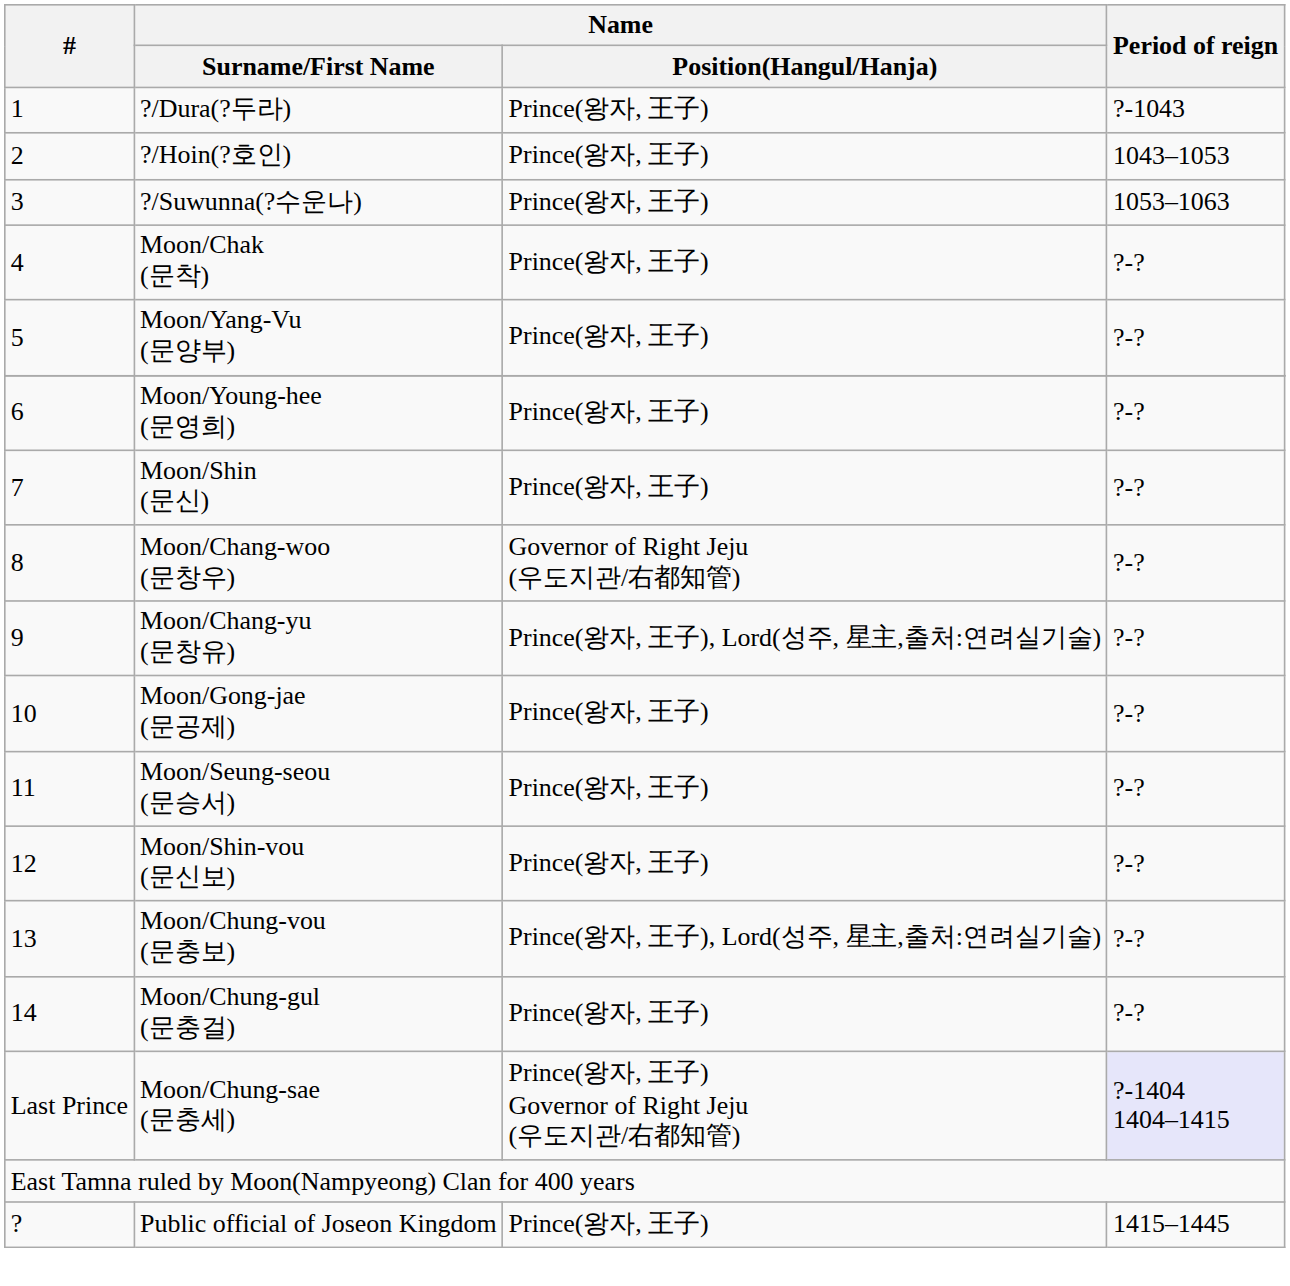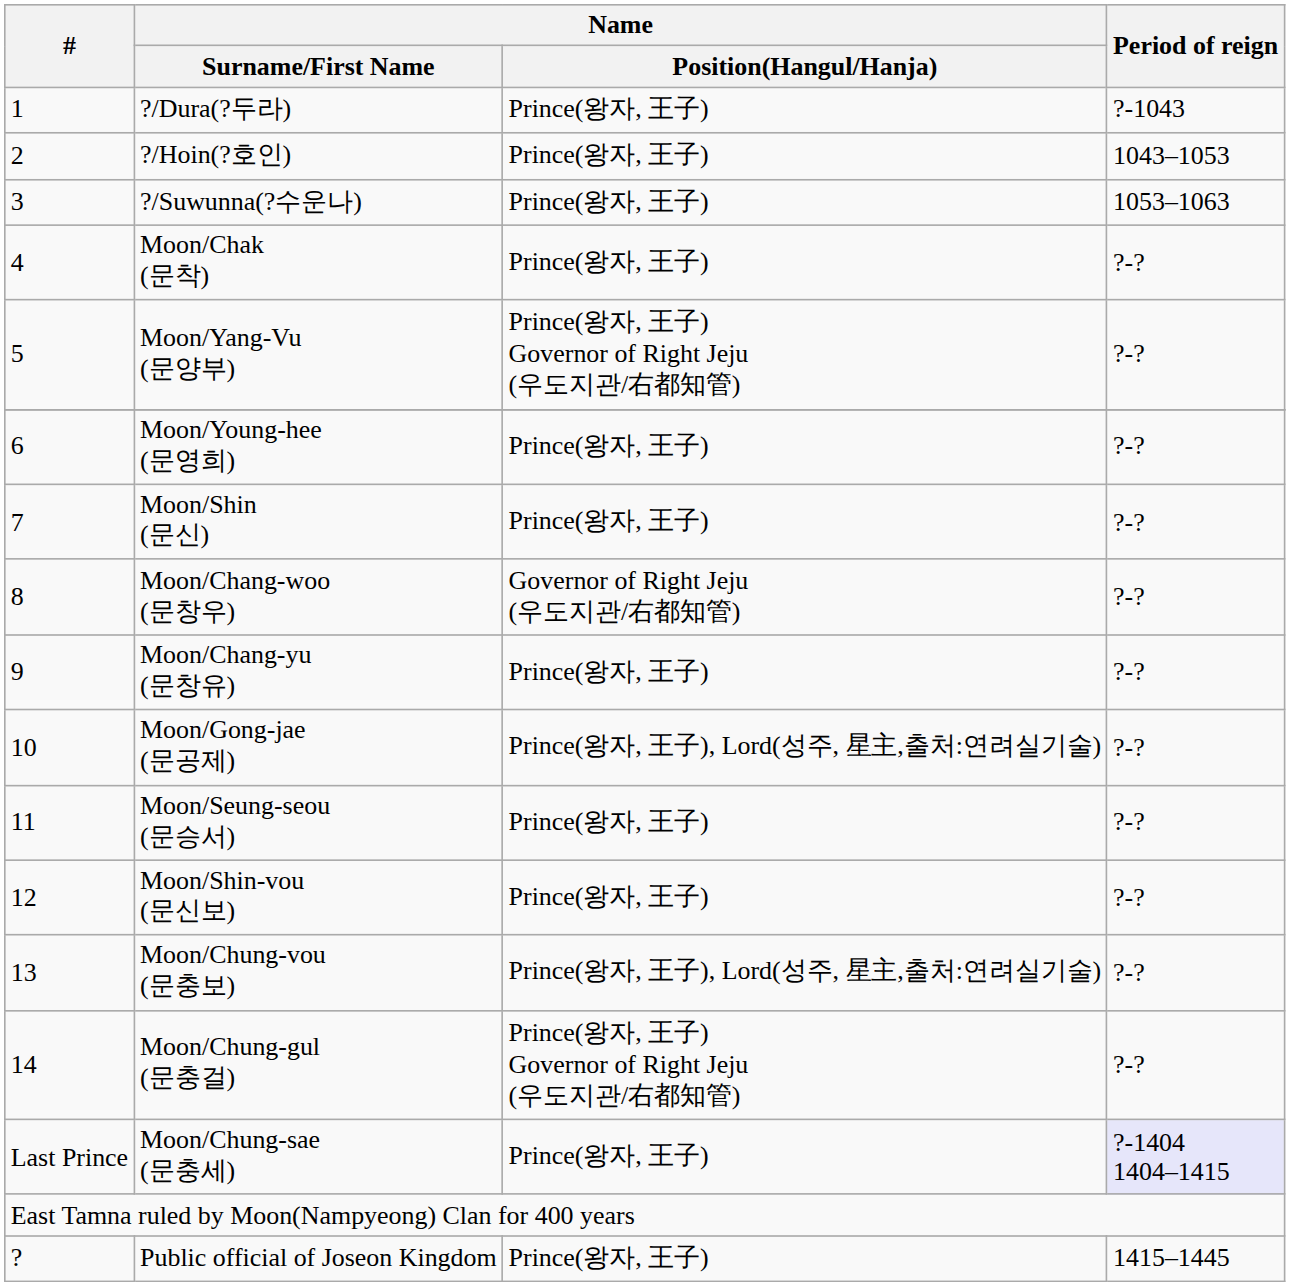(609, 336) Prince(왕자, 王子) -> (628, 353) Prince(왕자, 王子) Governor of Right Jeju (우도지관/右都知管)
(805, 637) Prince(왕자, 王子), Lord(성주, 星主,출처:연려실기술) -> (609, 671) Prince(왕자, 王子)
(609, 712) Prince(왕자, 王子) -> (805, 746) Prince(왕자, 王子), Lord(성주, 星主,출처:연려실기술)
(609, 1012) Prince(왕자, 王子) -> (628, 1063) Prince(왕자, 王子) Governor of Right Jeju (우도지관/右都知管)
(628, 1104) Prince(왕자, 王子) Governor of Right Jeju (우도지관/右都知管) -> (609, 1155) Prince(왕자, 王子)
